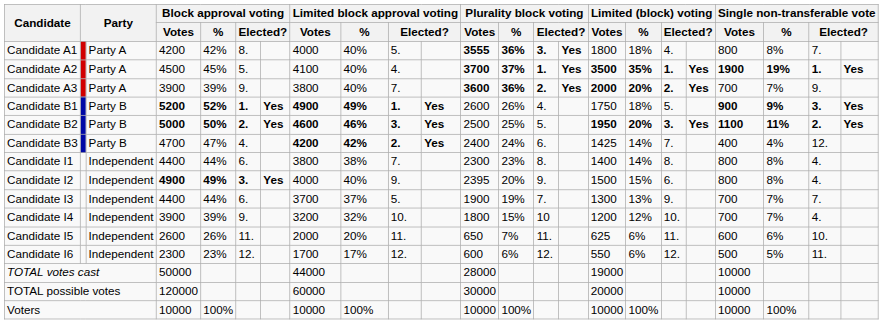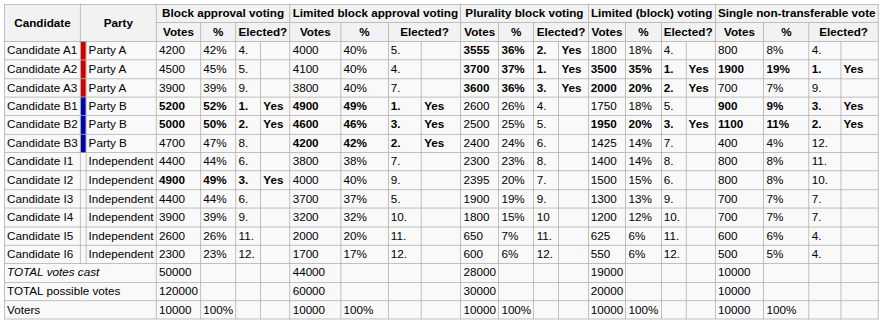(243, 50) 8. -> (243, 50) 4.
(542, 50) 3. -> (542, 50) 2.
(817, 50) 7. -> (817, 50) 4.
(542, 87) 2. -> (542, 87) 3.
(243, 143) 4. -> (243, 143) 8.
(817, 161) 4. -> (819, 161) 11.
(542, 180) 9. -> (542, 180) 7.
(817, 180) 4. -> (820, 180) 10.
(542, 198) 7. -> (542, 198) 9.
(817, 217) 4. -> (817, 217) 7.
(820, 236) 10. -> (817, 236) 4.
(819, 254) 11. -> (817, 254) 4.
